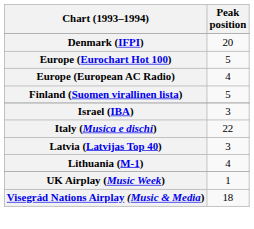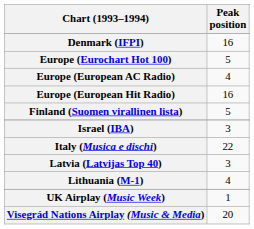(228, 42) 20 -> (228, 42) 16
+ row: (106, 94)
(228, 197) 18 -> (228, 215) 20
